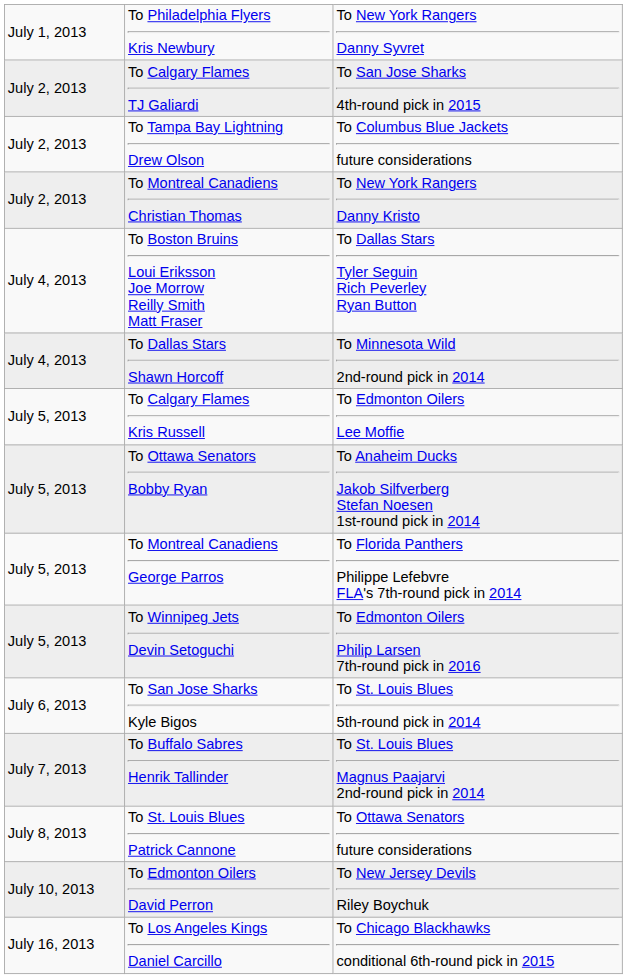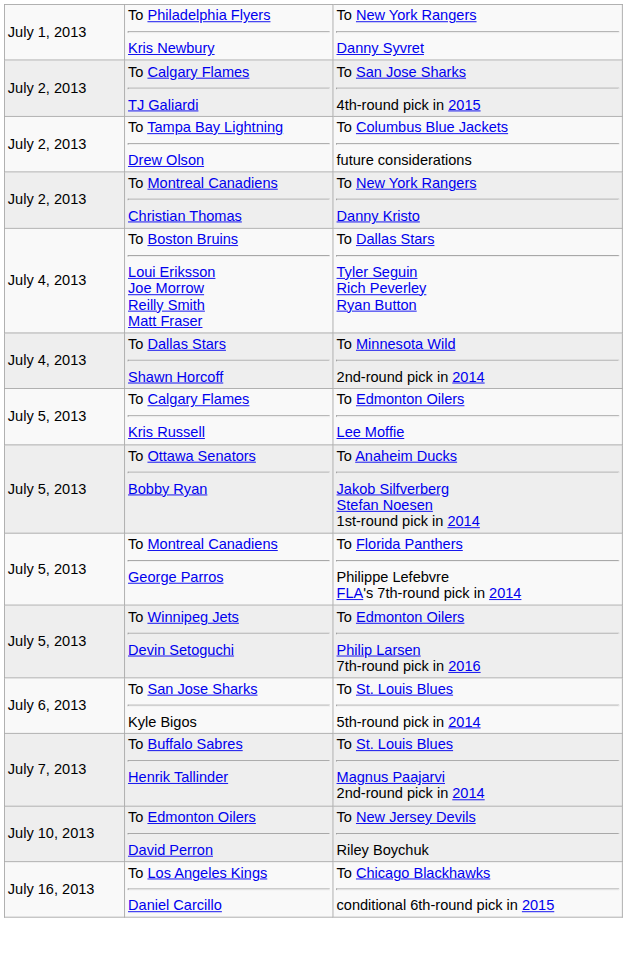- row: (229, 833)
